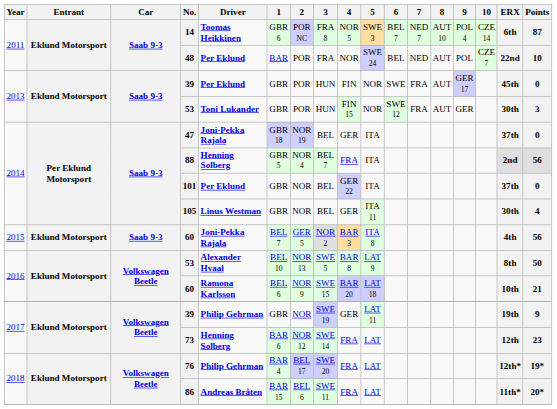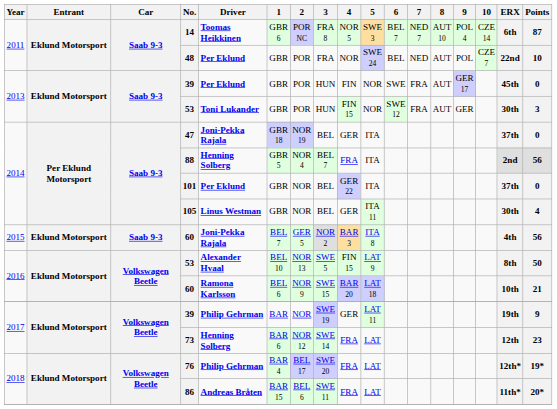(279, 58) BAR -> (279, 58) GBR
(349, 263) BAR 8 -> (349, 263) FIN 15
(279, 315) GBR -> (279, 315) BAR
